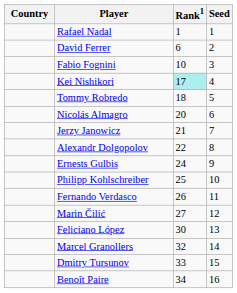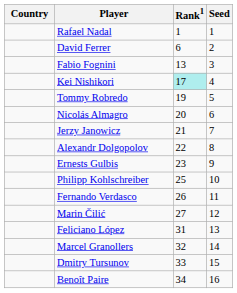(181, 65) 10 -> (181, 65) 13
(181, 98) 18 -> (181, 98) 19
(181, 164) 24 -> (181, 164) 23
(181, 229) 30 -> (181, 229) 31
